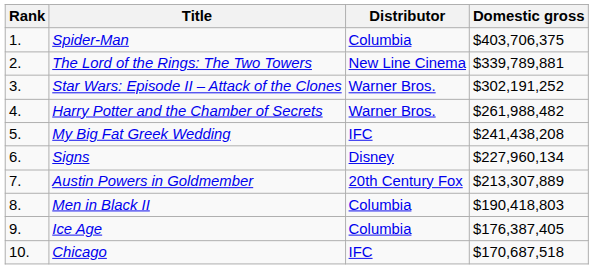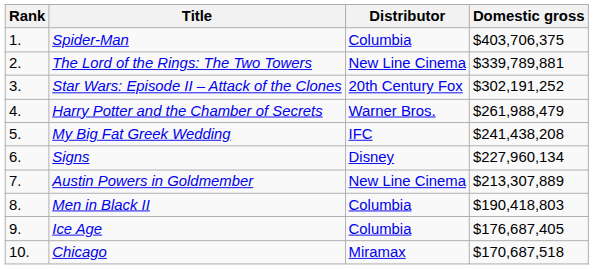(392, 87) Warner Bros. -> (406, 87) 20th Century Fox
(518, 110) $261,988,482 -> (518, 110) $261,988,479
(406, 181) 20th Century Fox -> (407, 181) New Line Cinema
(518, 228) $176,387,405 -> (518, 228) $176,687,405
(361, 252) IFC -> (377, 252) Miramax
